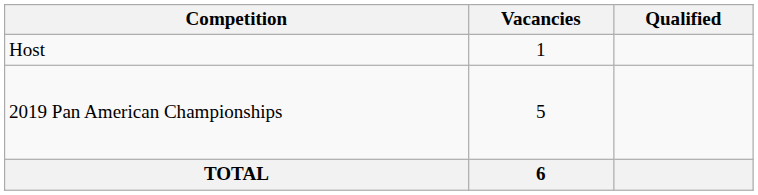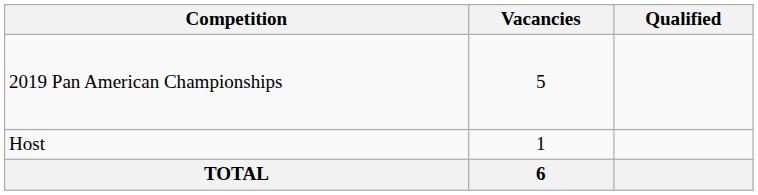rows swapped: (27, 49) <-> (146, 112)
